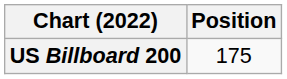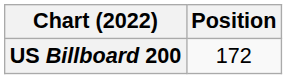(234, 55) 175 -> (234, 55) 172
